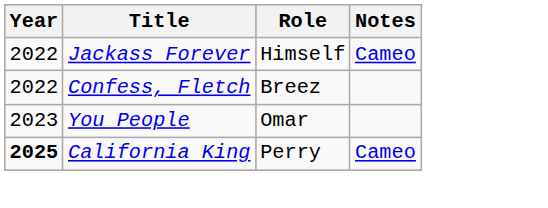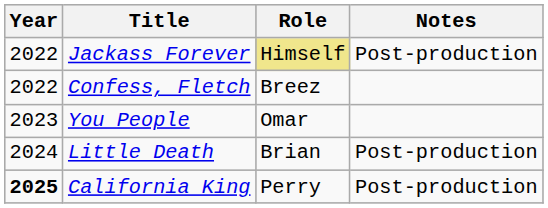(303, 54) no background -> (303, 54) khaki background
(385, 54) Cameo -> (446, 54) Post-production
+ row: (141, 154)
(385, 154) Cameo -> (446, 187) Post-production
